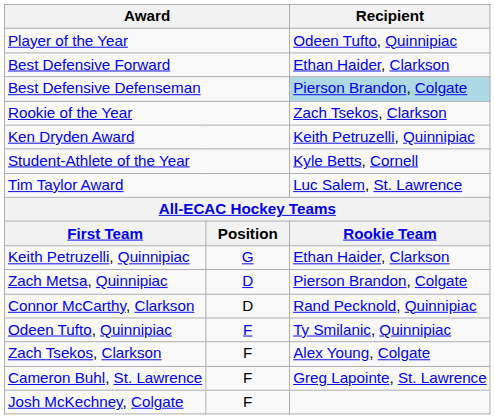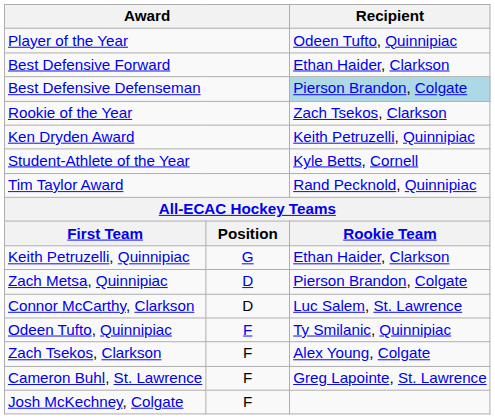(378, 185) Luc Salem, St. Lawrence -> (385, 185) Rand Pecknold, Quinnipiac
(385, 305) Rand Pecknold, Quinnipiac -> (378, 305) Luc Salem, St. Lawrence
